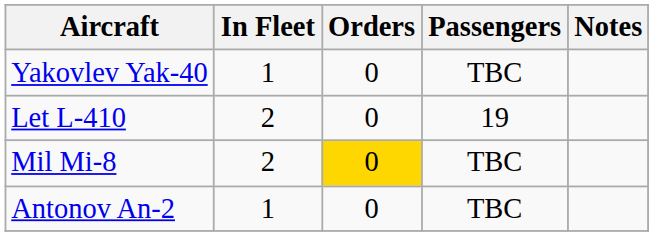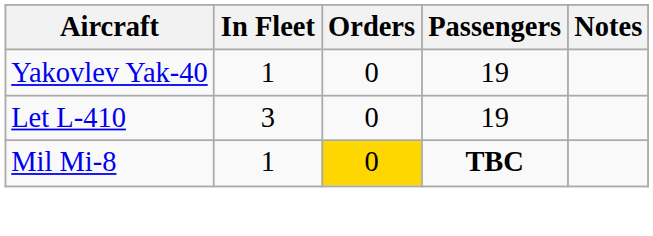(495, 72) TBC -> (495, 72) 19
(268, 117) 2 -> (268, 117) 3
(268, 162) 2 -> (268, 162) 1
(495, 162) normal -> (495, 162) bold
- row: (93, 207)
